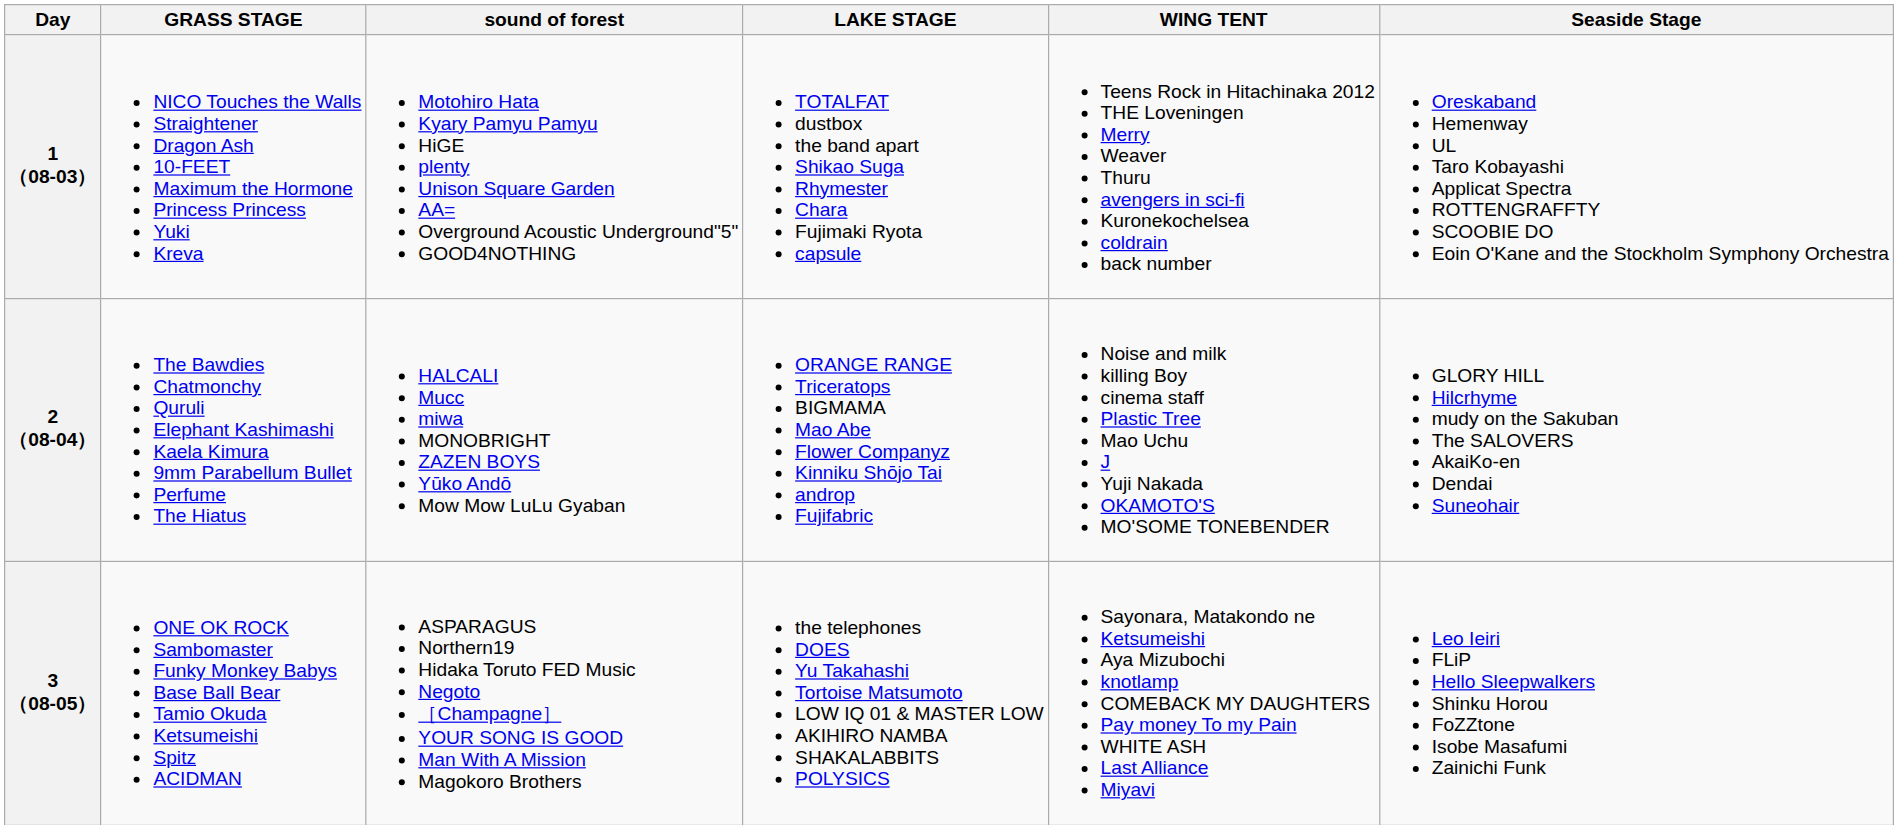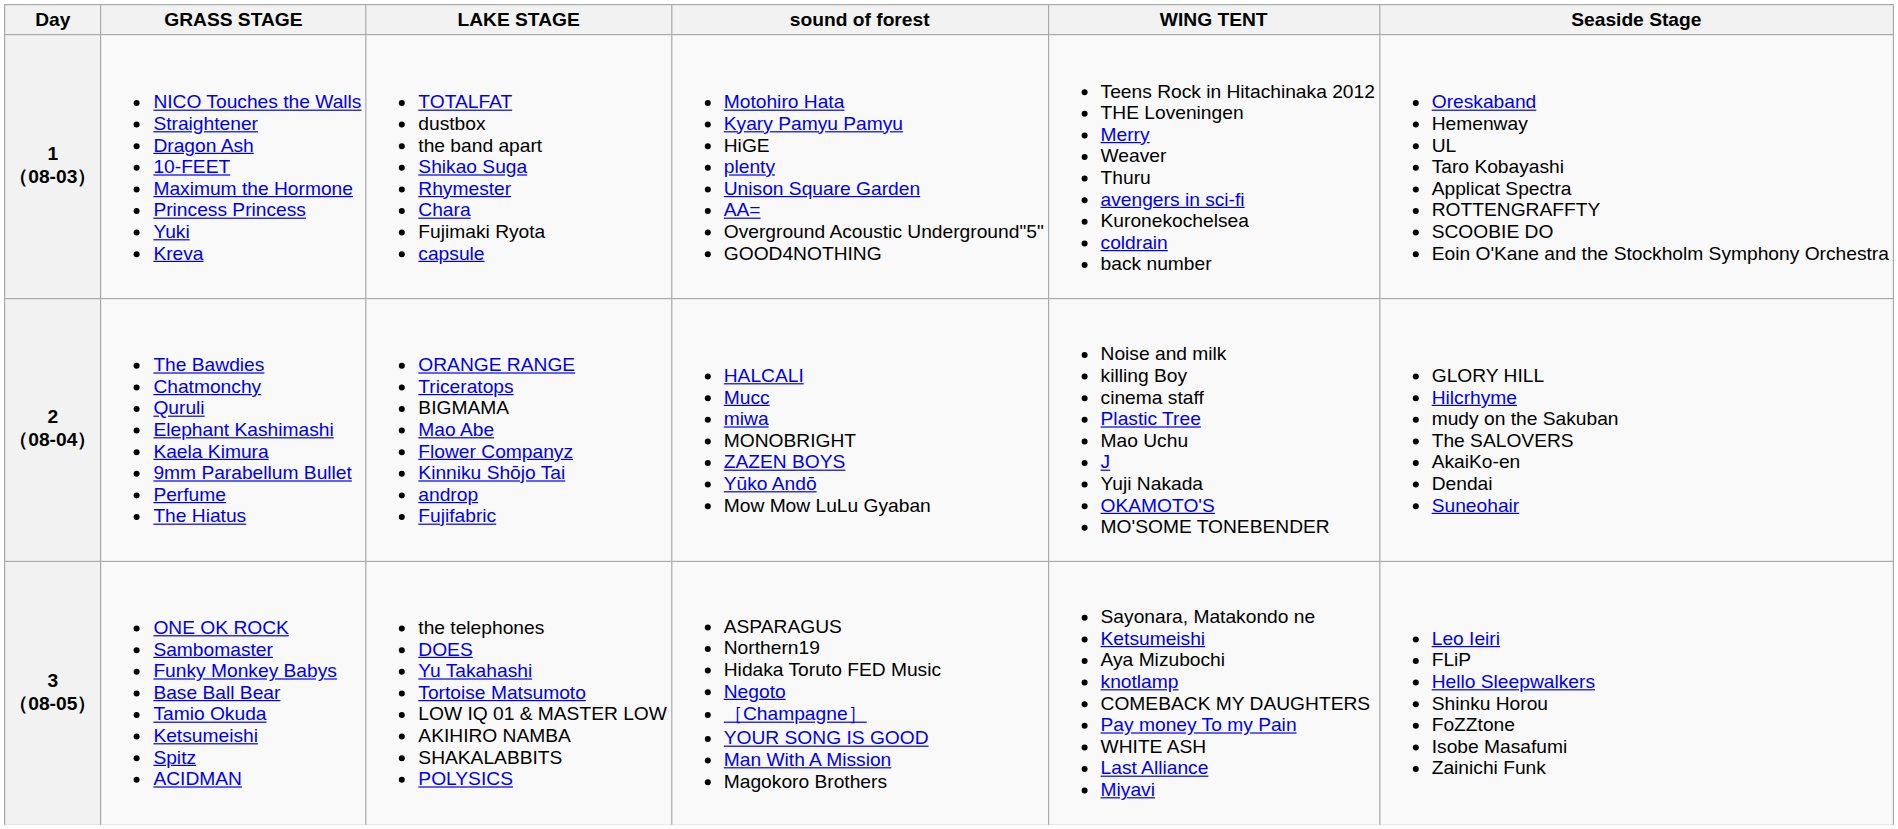columns swapped: (895, 19) <-> (554, 19)
